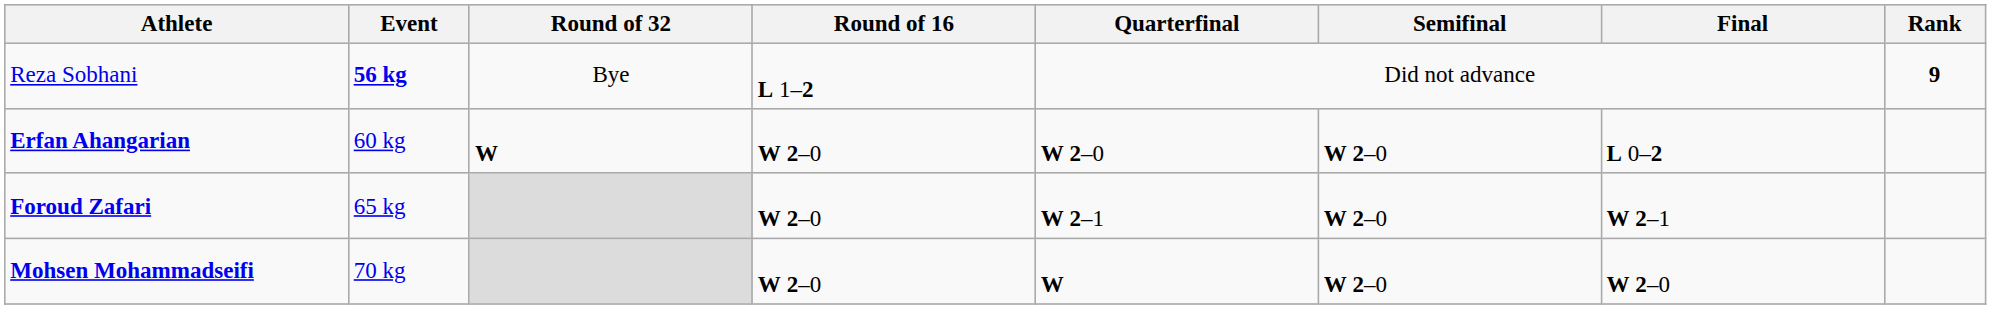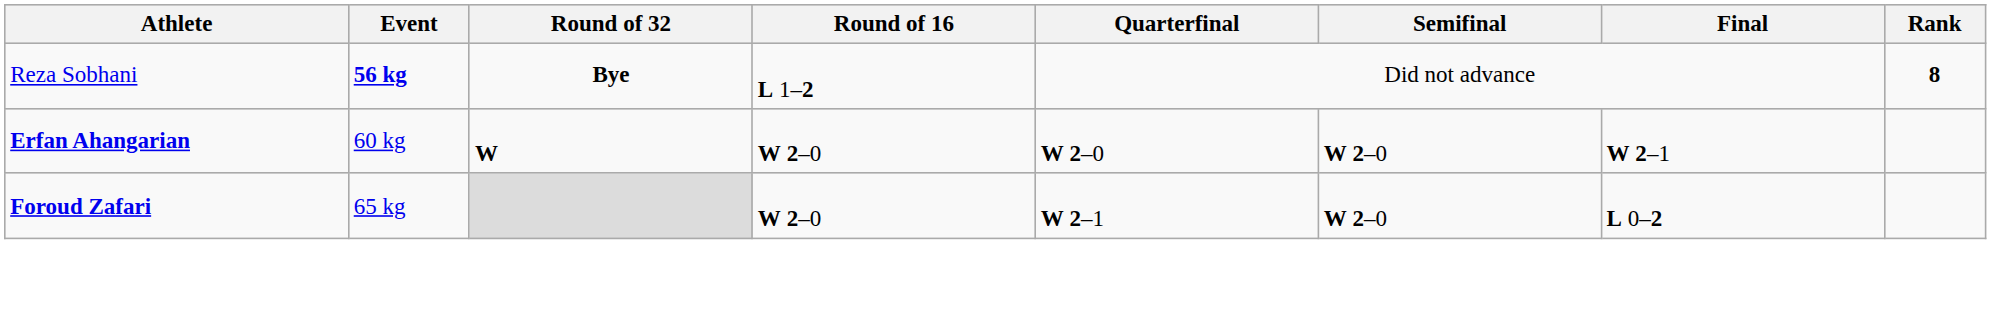(611, 75) normal -> (611, 75) bold
(1935, 75) 9 -> (1935, 75) 8
(1634, 154) L 0–2 -> (1638, 154) W 2–1
(1638, 219) W 2–1 -> (1634, 219) L 0–2
- row: (132, 271)
